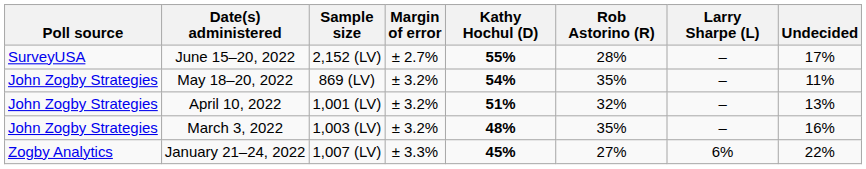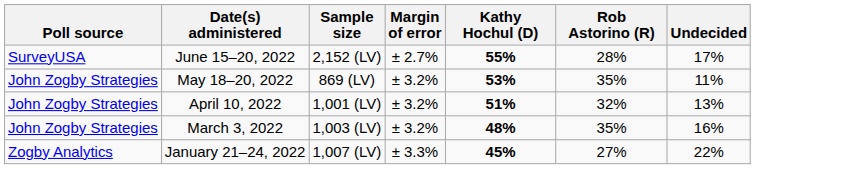- column: (723, 25)
(501, 81) 54% -> (501, 81) 53%
